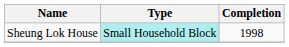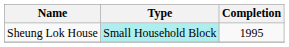(252, 32) 1998 -> (252, 32) 1995
